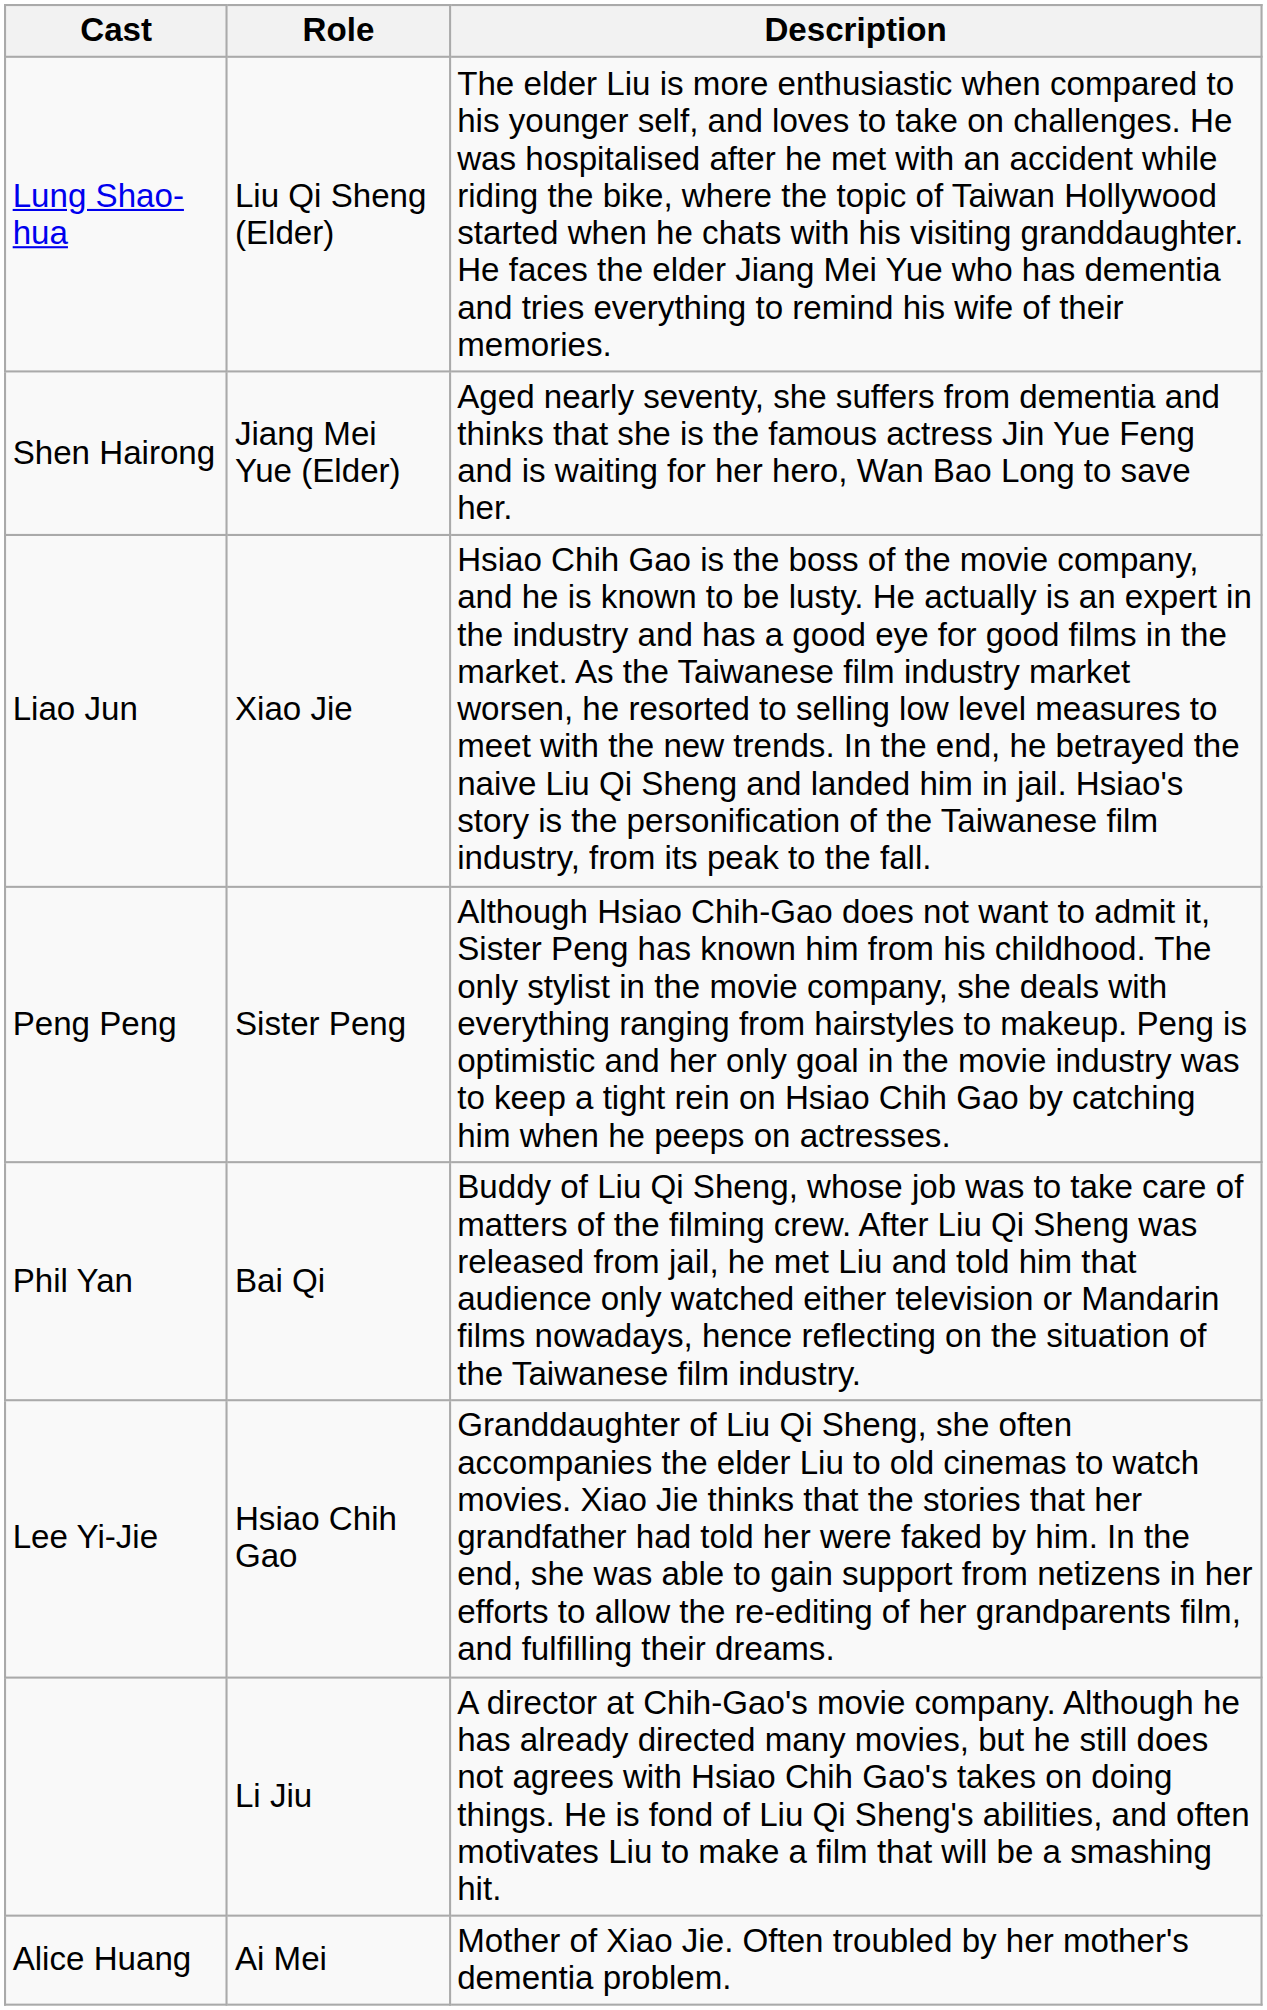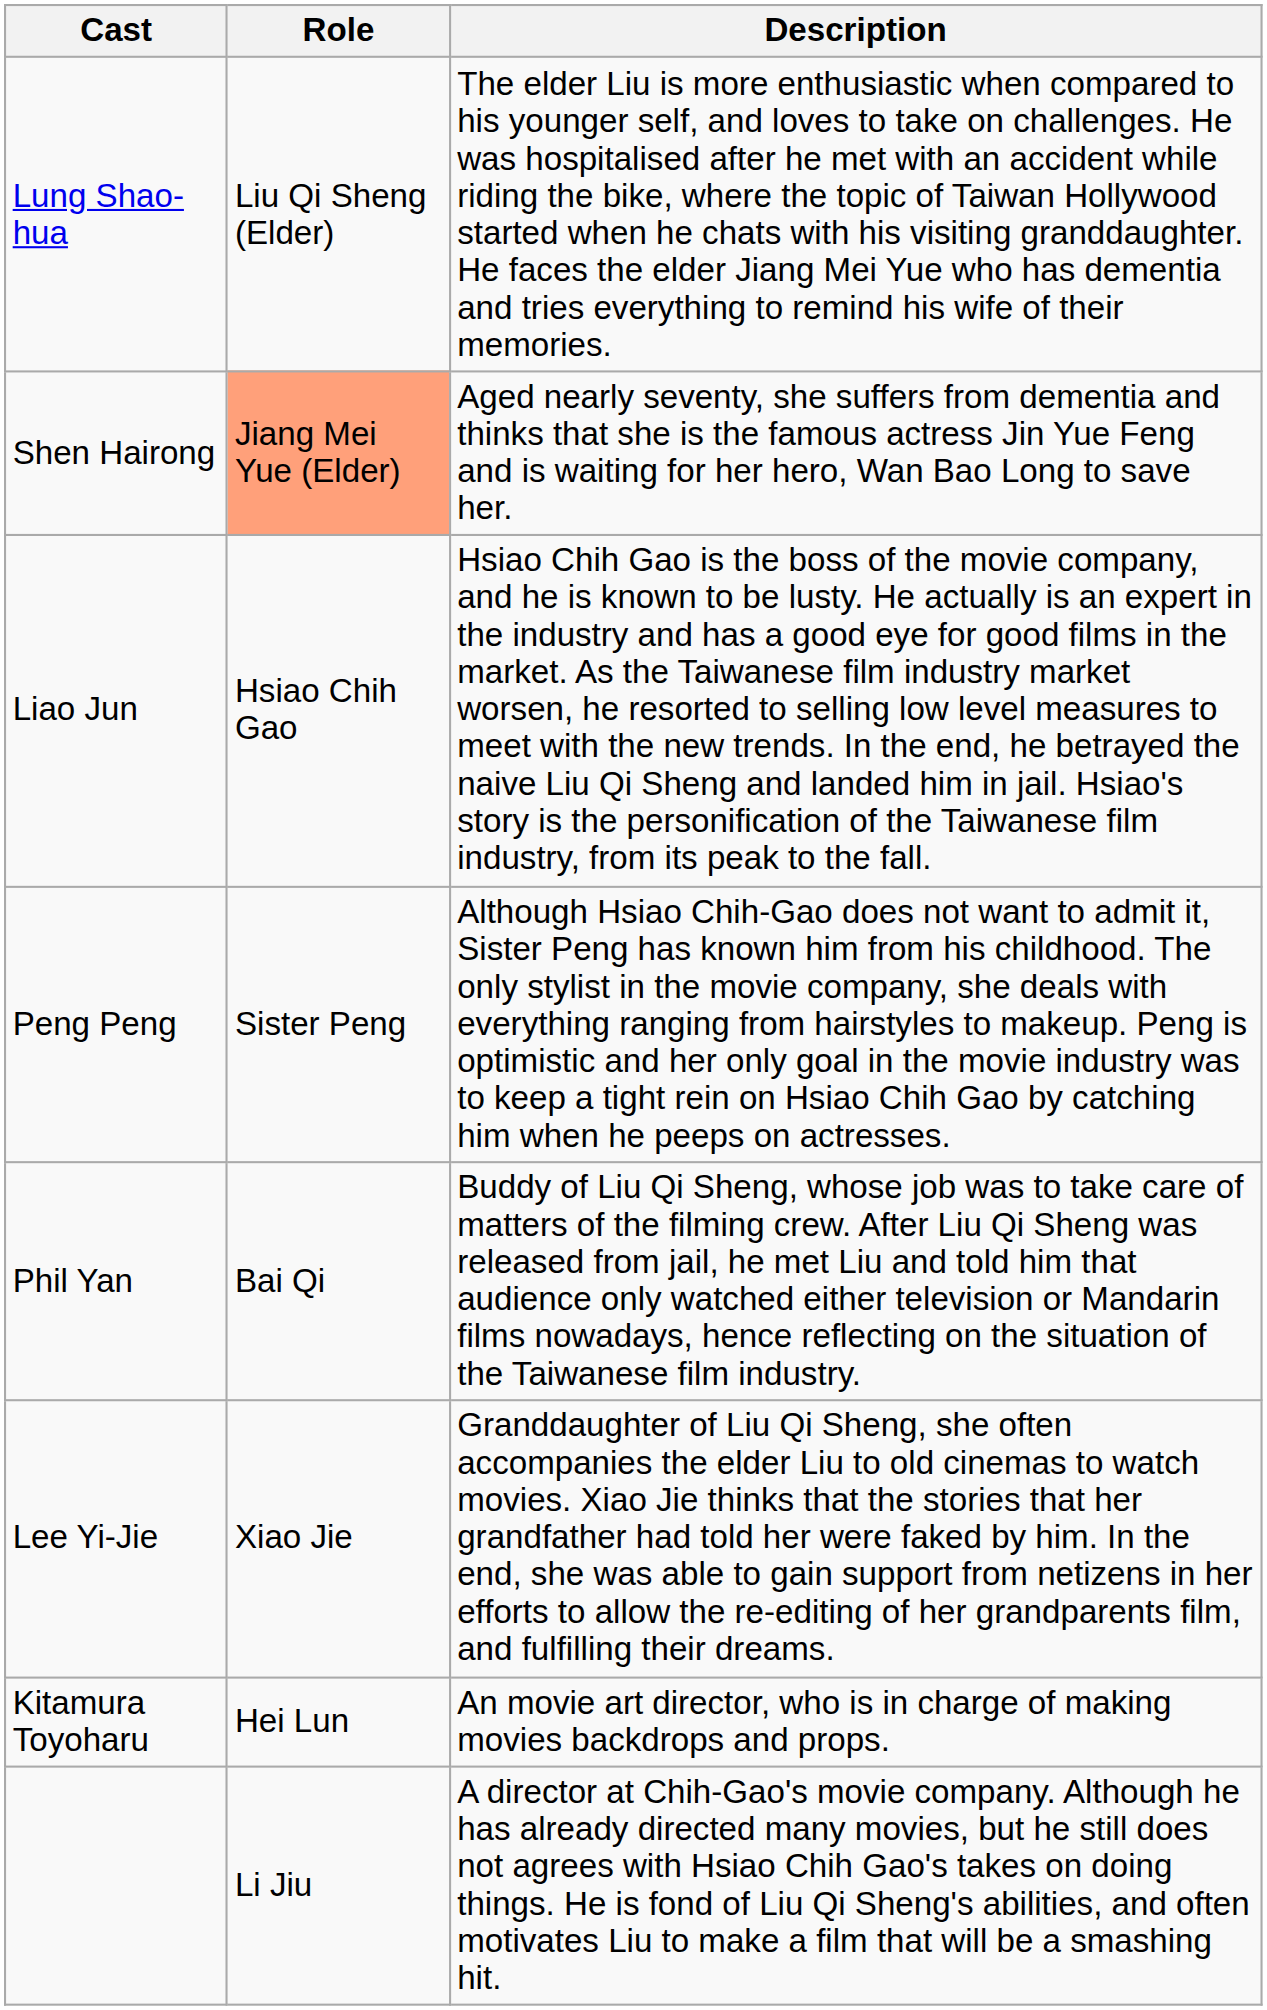(318, 452) no background -> (318, 452) lightsalmon background
(294, 709) Xiao Jie -> (316, 709) Hsiao Chih Gao
(316, 1538) Hsiao Chih Gao -> (294, 1538) Xiao Jie
+ row: (81, 1721)
- row: (102, 1960)
